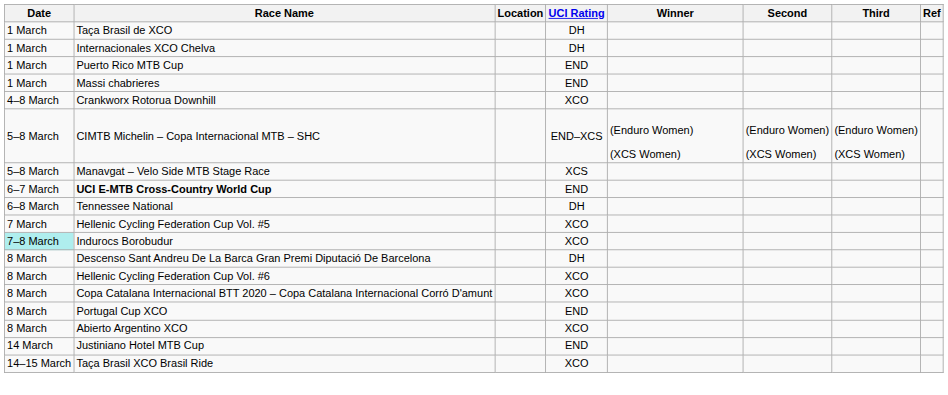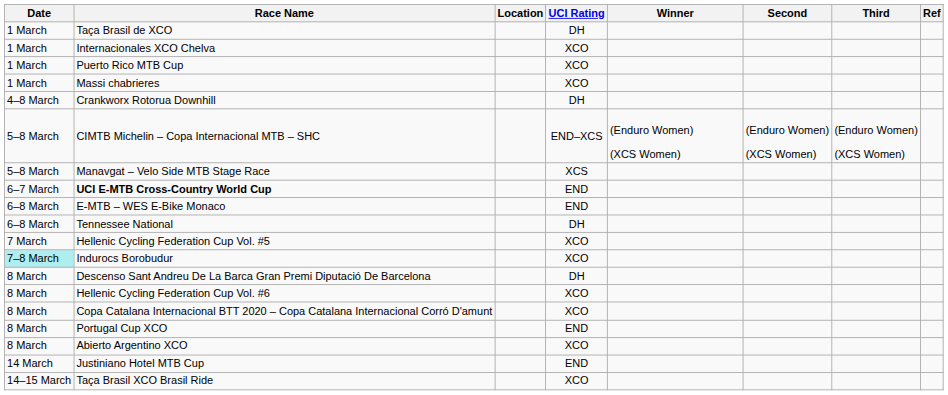(577, 48) DH -> (577, 48) XCO
(577, 65) END -> (577, 65) XCO
(577, 82) END -> (577, 82) XCO
(577, 100) XCO -> (577, 100) DH
+ row: (151, 206)
